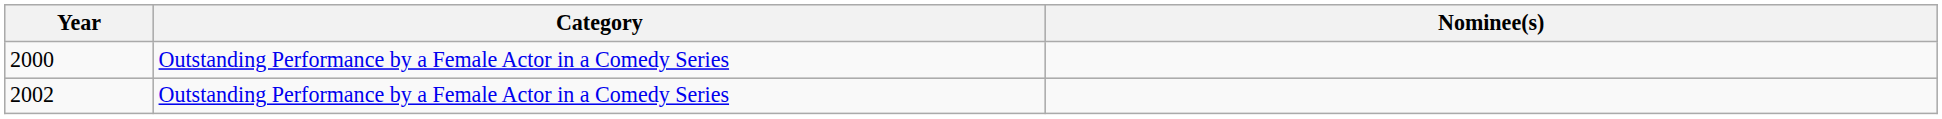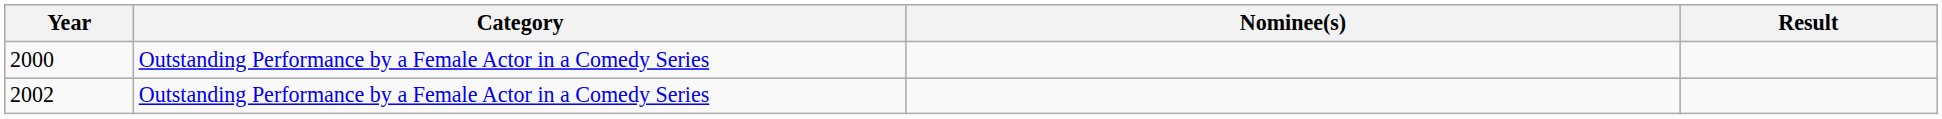+ column: (1808, 23)
